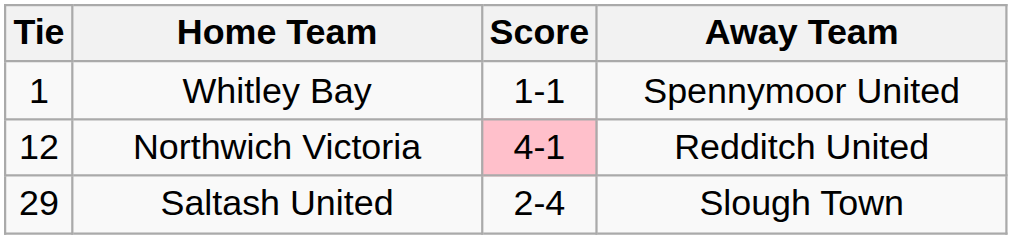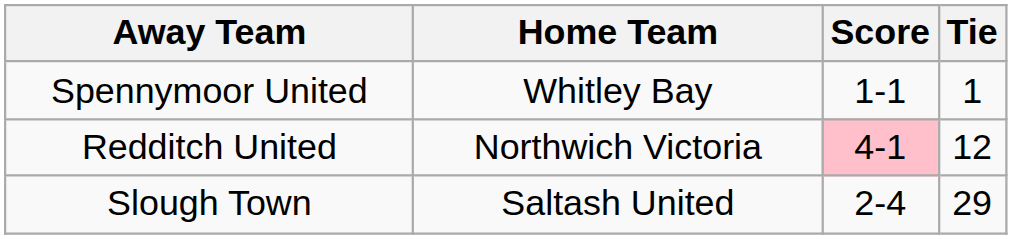columns swapped: (39, 32) <-> (802, 32)
